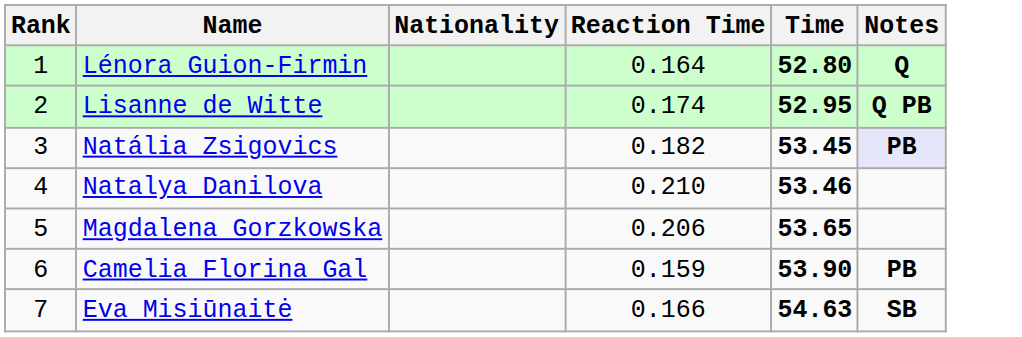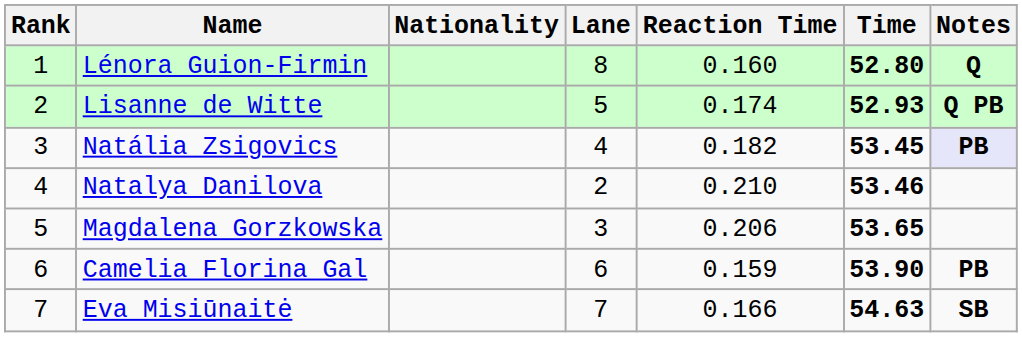+ column: (601, 25)
(668, 66) 0.164 -> (740, 66) 0.160
(815, 107) 52.95 -> (887, 107) 52.93
